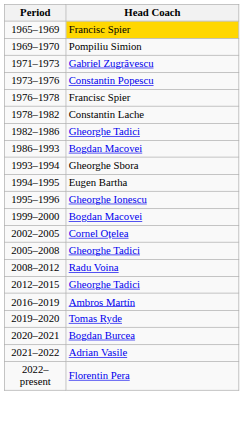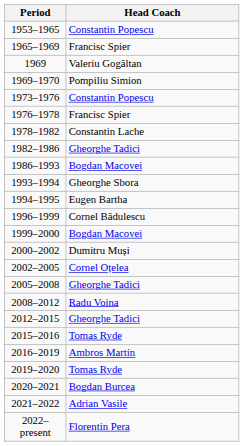+ row: (35, 30)
(100, 30) gold background -> (100, 47) no background
+ row: (35, 64)
- row: (35, 64)
- row: (35, 200)
+ row: (35, 217)
+ row: (35, 251)
+ row: (35, 336)
